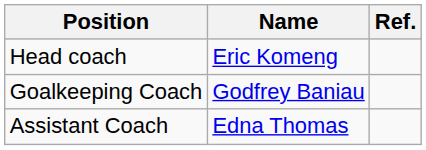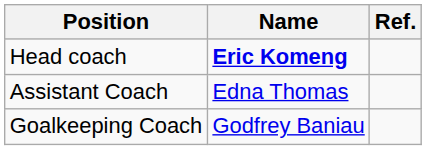(275, 56) normal -> (280, 56) bold
rows swapped: (89, 126) <-> (106, 91)
